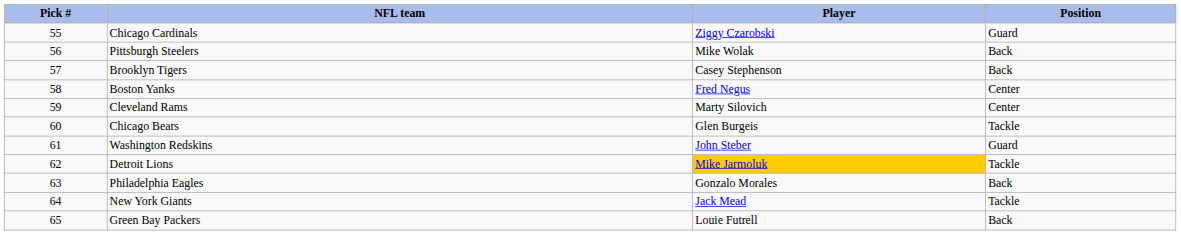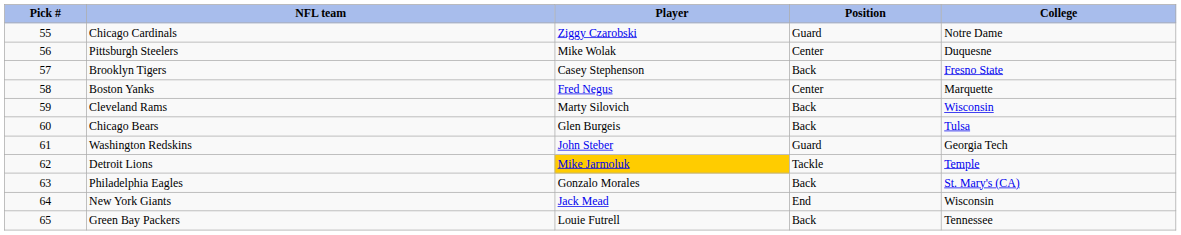+ column: (1059, 13)
(1000, 51) Back -> (808, 51) Center
(1004, 107) Center -> (804, 107) Back
(1004, 126) Tackle -> (804, 126) Back
(1004, 201) Tackle -> (801, 201) End
